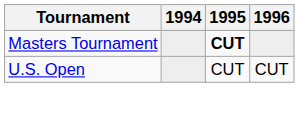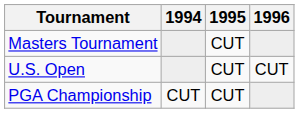(228, 44) bold -> (228, 44) normal
+ row: (80, 96)
